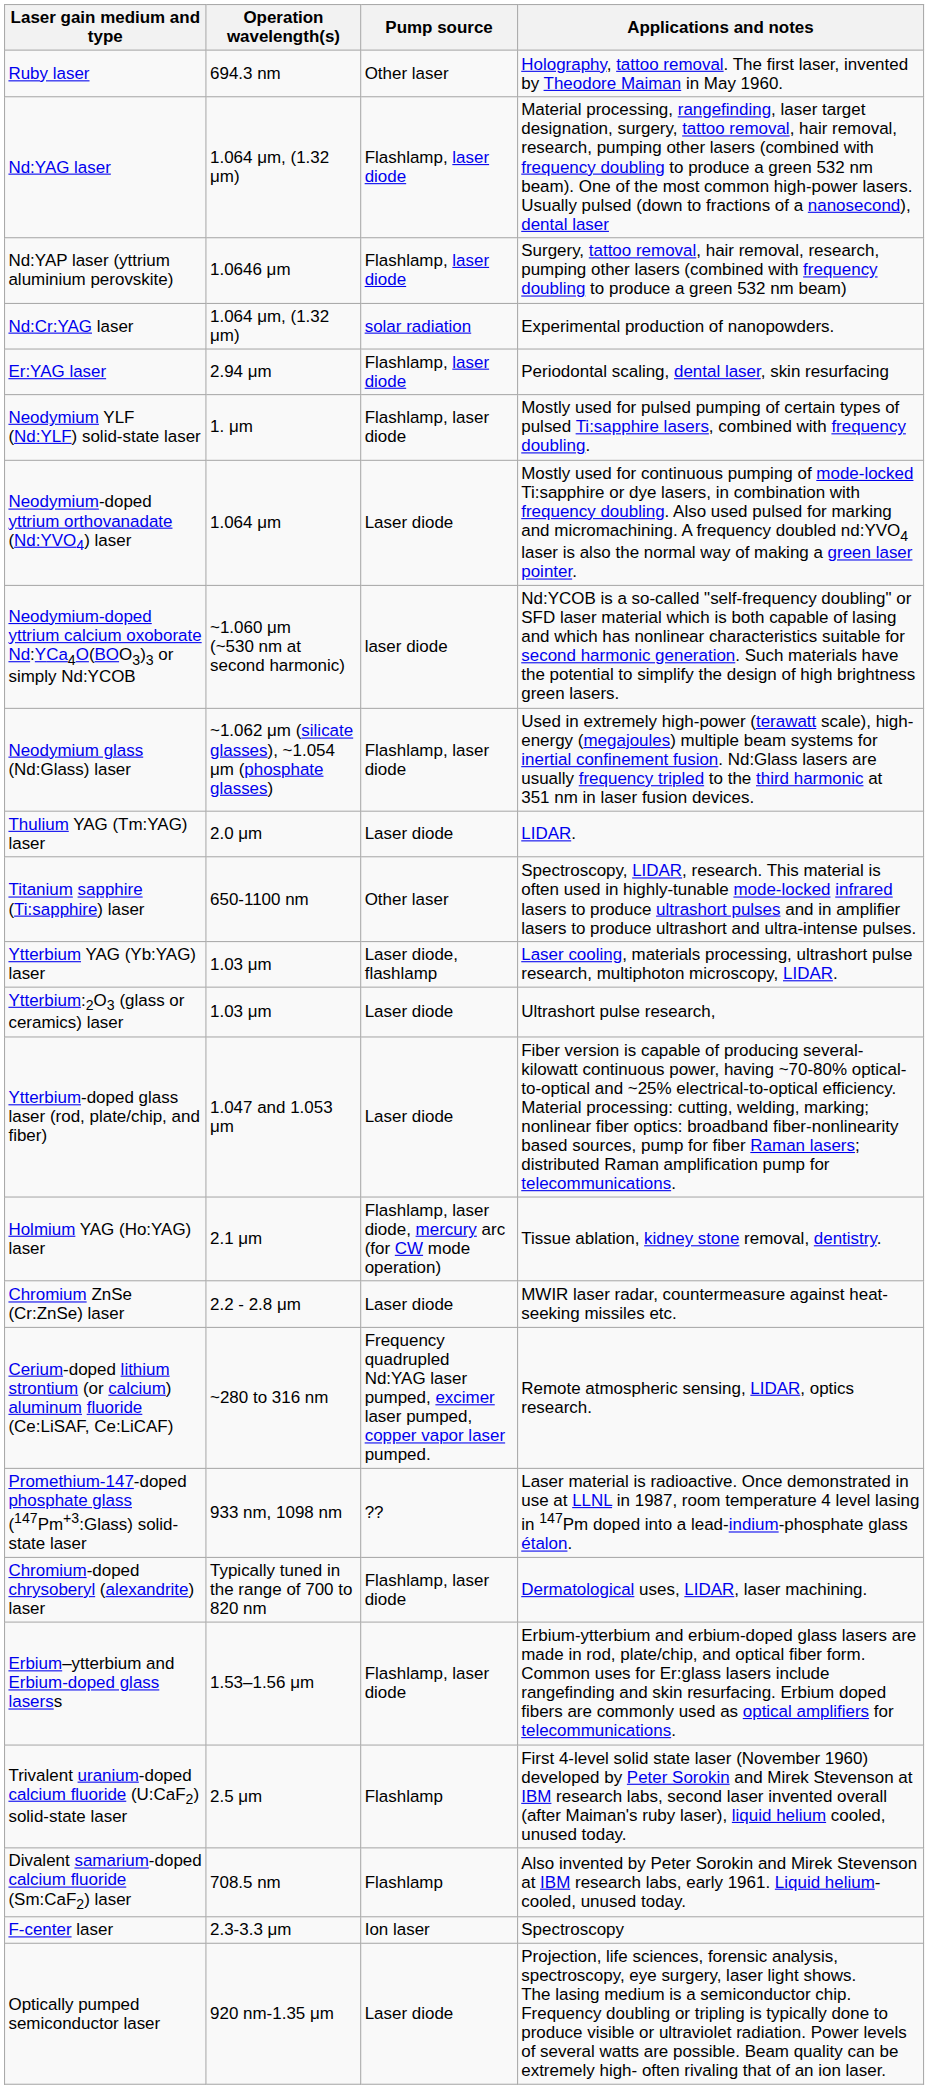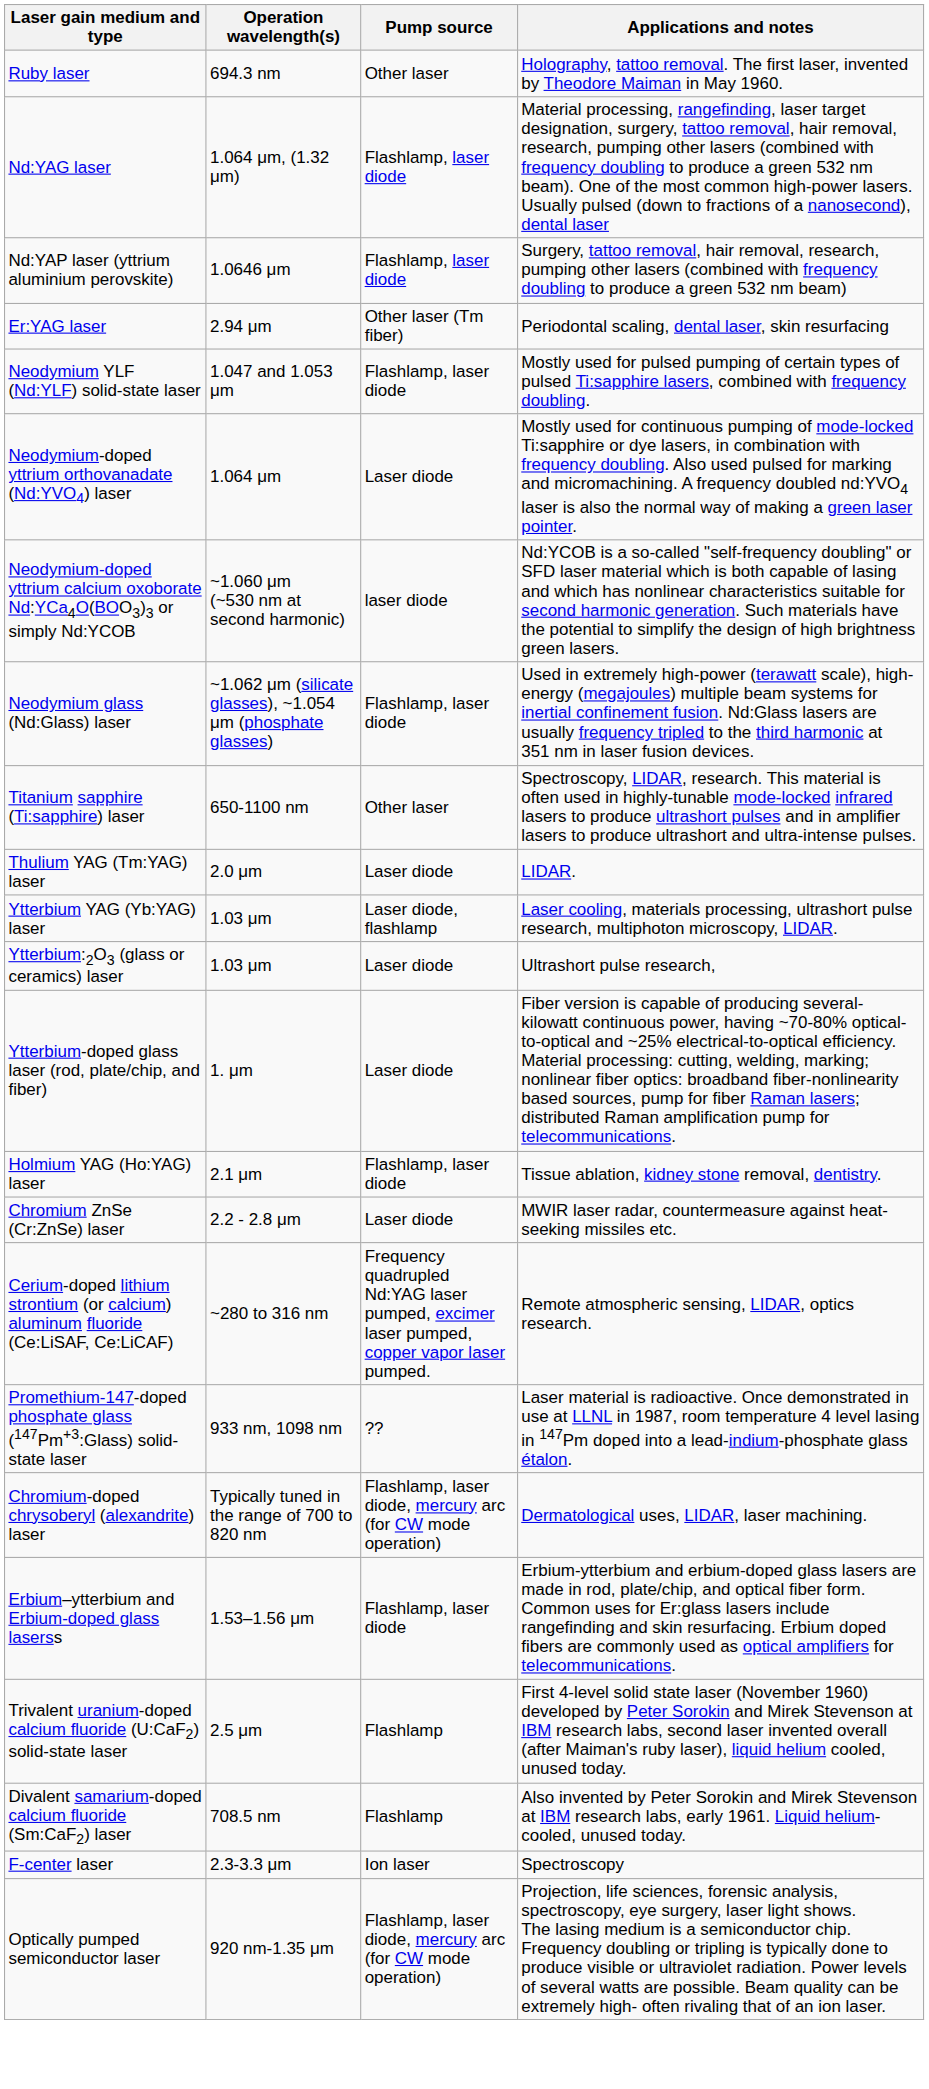- row: (71, 325)
(427, 371) Flashlamp, laser diode -> (424, 325) Other laser (Tm fiber)
(231, 427) 1. μm -> (271, 381) 1.047 and 1.053 μm
rows swapped: (76, 899) <-> (98, 834)
(271, 1116) 1.047 and 1.053 μm -> (231, 1070) 1. μm
(435, 1239) Flashlamp, laser diode, mercury arc (for CW mode operation) -> (427, 1174) Flashlamp, laser diode
(427, 1589) Flashlamp, laser diode -> (435, 1515) Flashlamp, laser diode, mercury arc (for CW mode operation)
(409, 2013) Laser diode -> (435, 1948) Flashlamp, laser diode, mercury arc (for CW mode operation)
